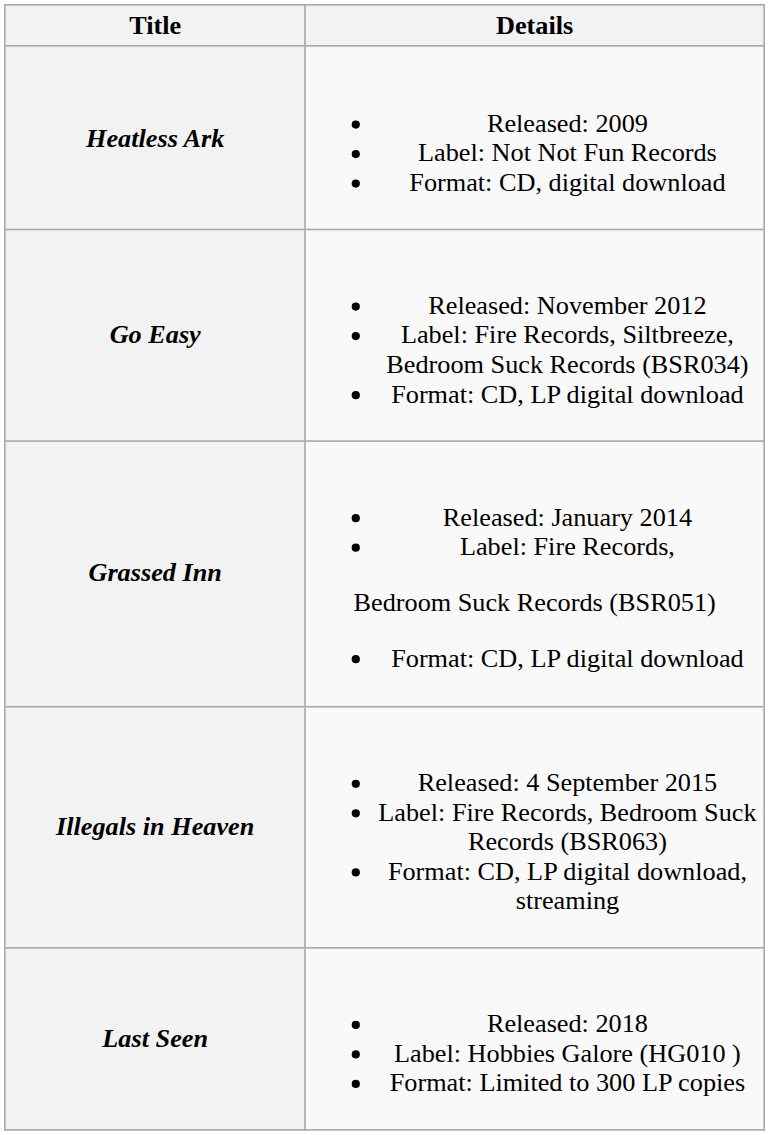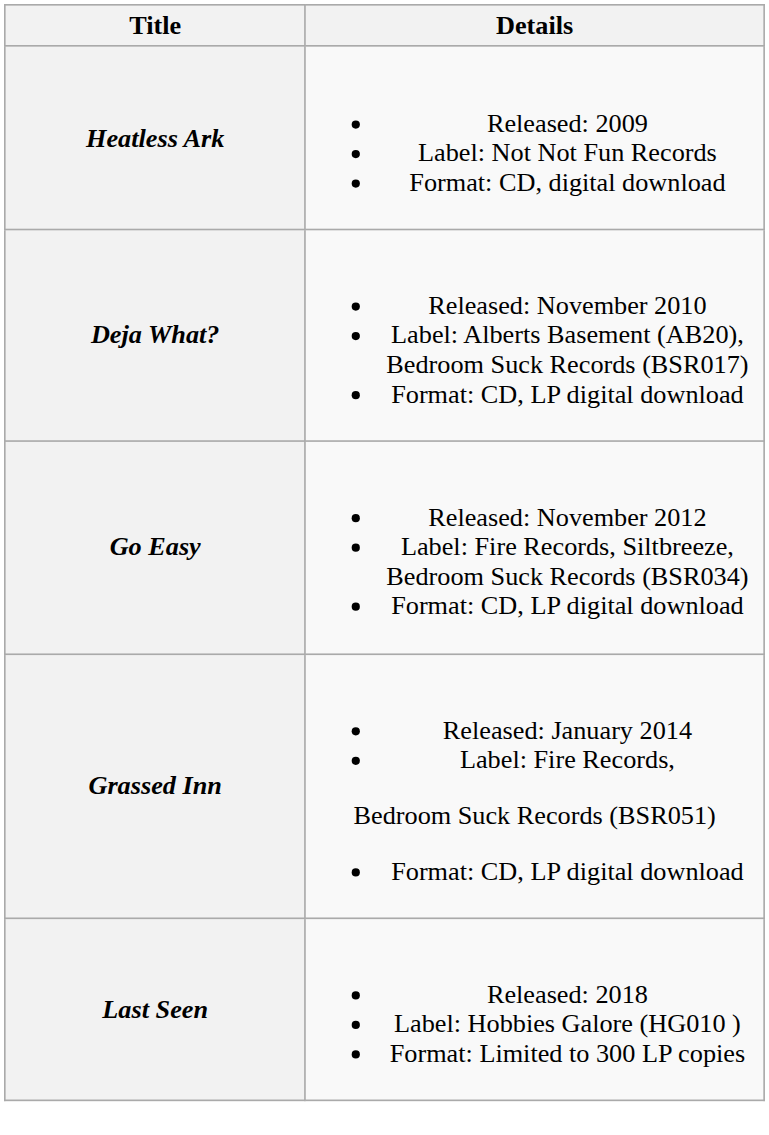+ row: (155, 334)
- row: (155, 826)
